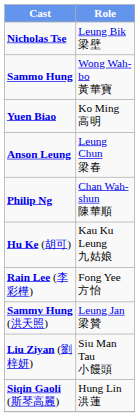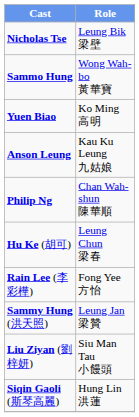(93, 154) Leung Chun 梁春 -> (96, 154) Kau Ku Leung 九姑娘
(96, 244) Kau Ku Leung 九姑娘 -> (93, 244) Leung Chun 梁春
